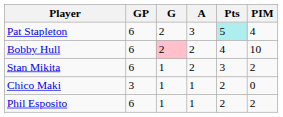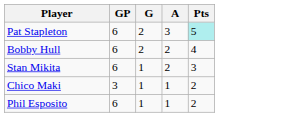- column: (262, 13)
(162, 49) pink background -> (141, 49) no background
